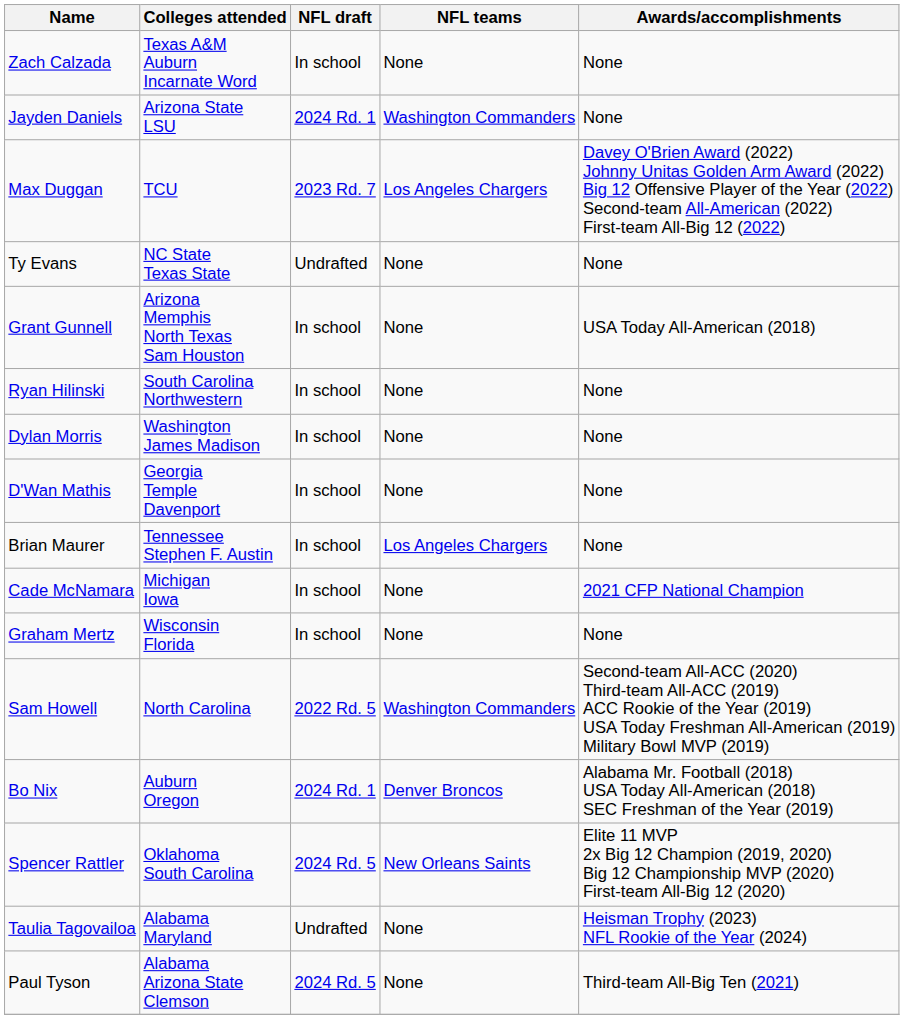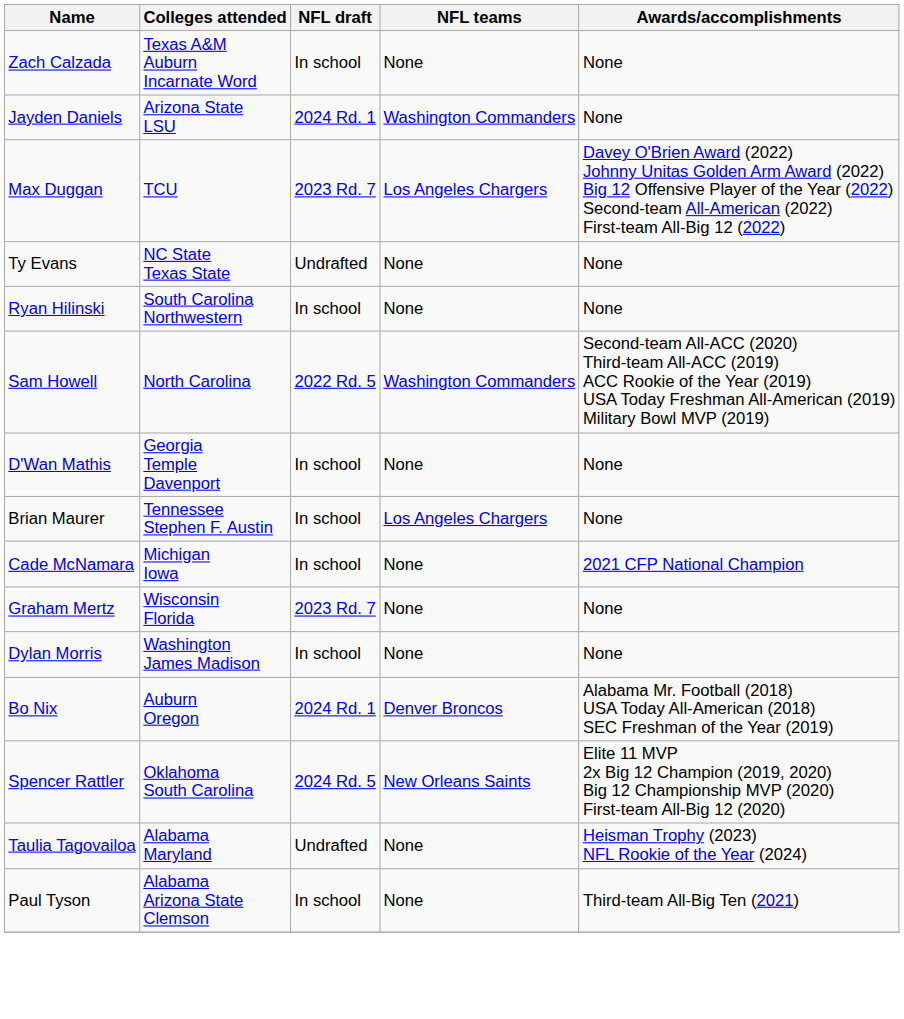- row: (60, 327)
rows swapped: (53, 708) <-> (55, 436)
(328, 635) In school -> (335, 609) 2023 Rd. 7
(335, 982) 2024 Rd. 5 -> (328, 900) In school
